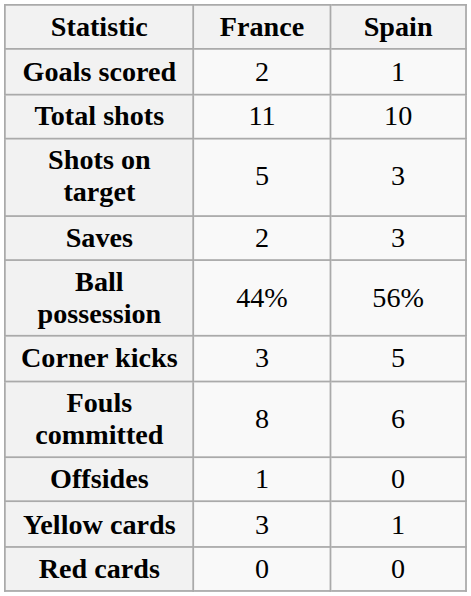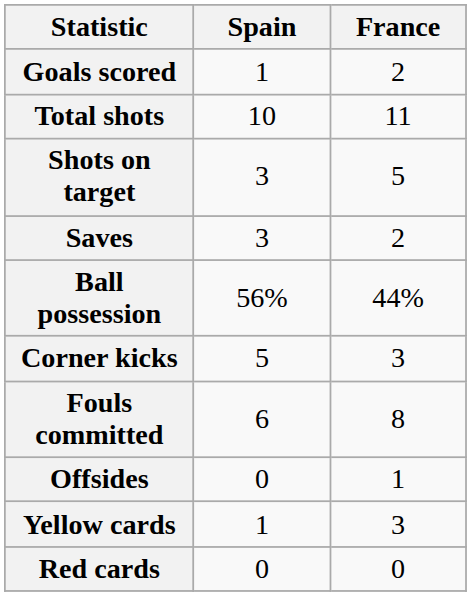columns swapped: (398, 26) <-> (262, 26)
